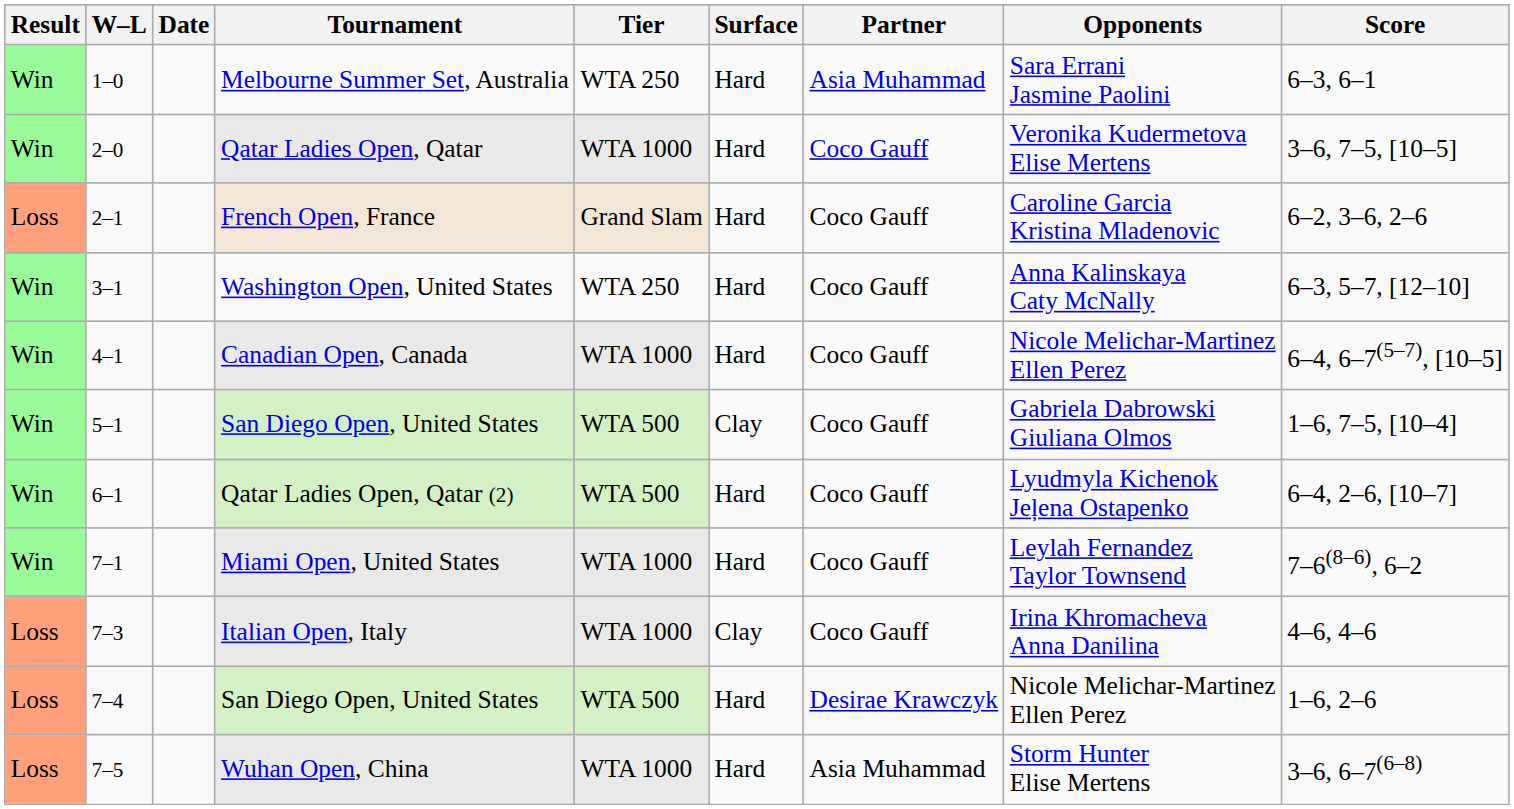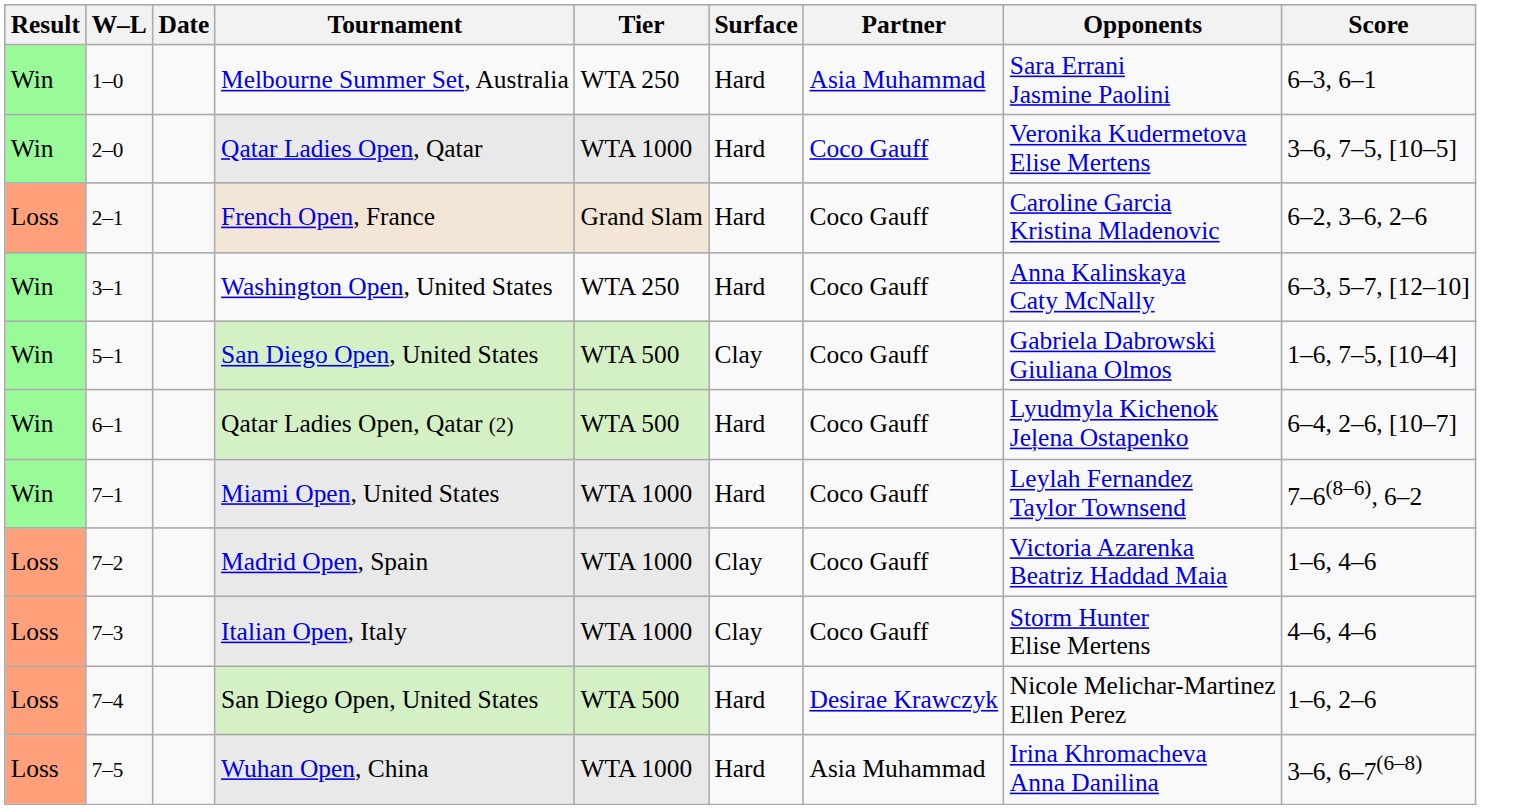- row: (108, 356)
+ row: (108, 563)
(1108, 631) Irina Khromacheva Anna Danilina -> (1080, 631) Storm Hunter Elise Mertens
(1080, 768) Storm Hunter Elise Mertens -> (1108, 768) Irina Khromacheva Anna Danilina
